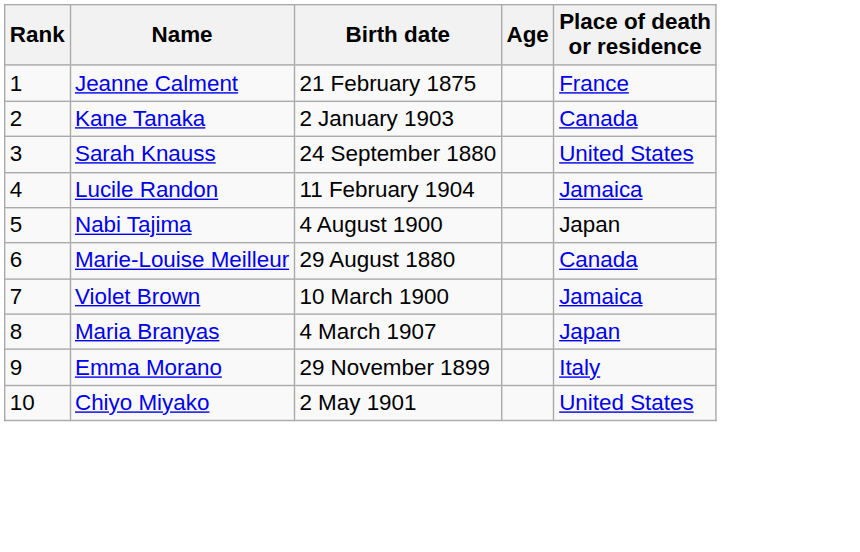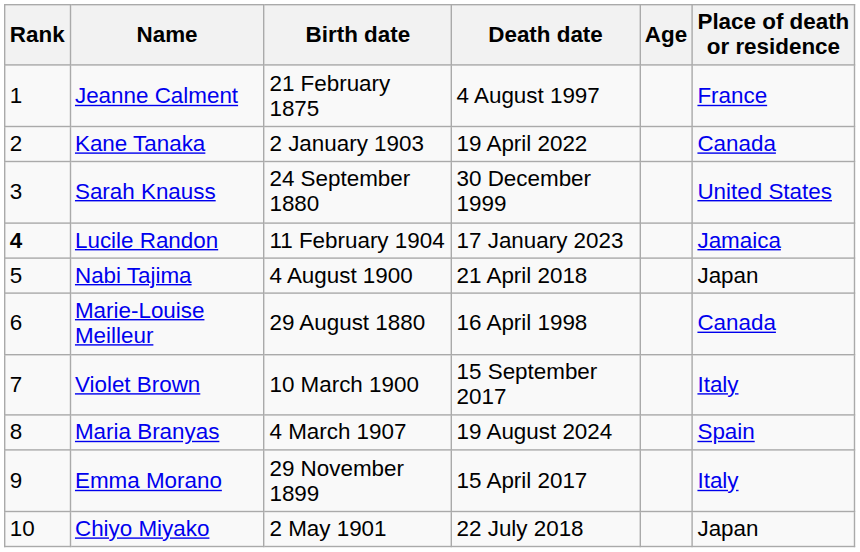+ column: (546, 34)
(16, 189) normal -> (16, 239) bold
(601, 296) Jamaica -> (718, 384) Italy
(590, 331) Japan -> (726, 432) Spain
(626, 402) United States -> (728, 528) Japan
